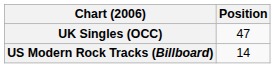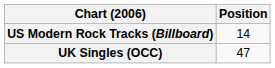rows swapped: (110, 33) <-> (110, 53)
